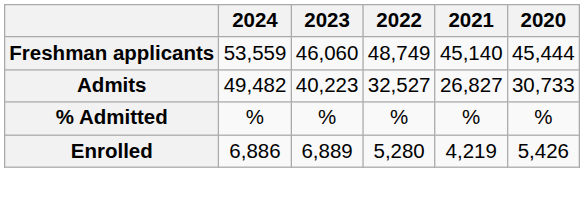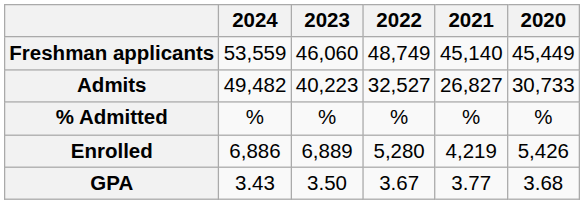(543, 53) 45,444 -> (543, 53) 45,449
+ row: (112, 183)
